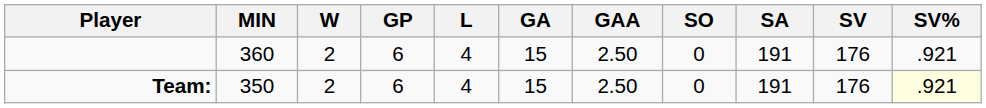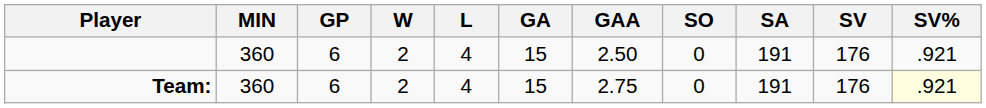columns swapped: (398, 20) <-> (329, 20)
(257, 86) 350 -> (257, 86) 360
(617, 86) 2.50 -> (617, 86) 2.75
